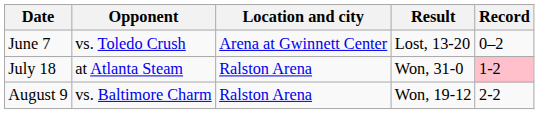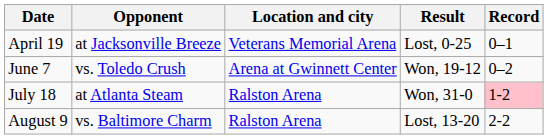+ row: (36, 43)
(432, 43) Lost, 13-20 -> (443, 69) Won, 19-12
(433, 95) Won, 19-12 -> (442, 120) Lost, 13-20
